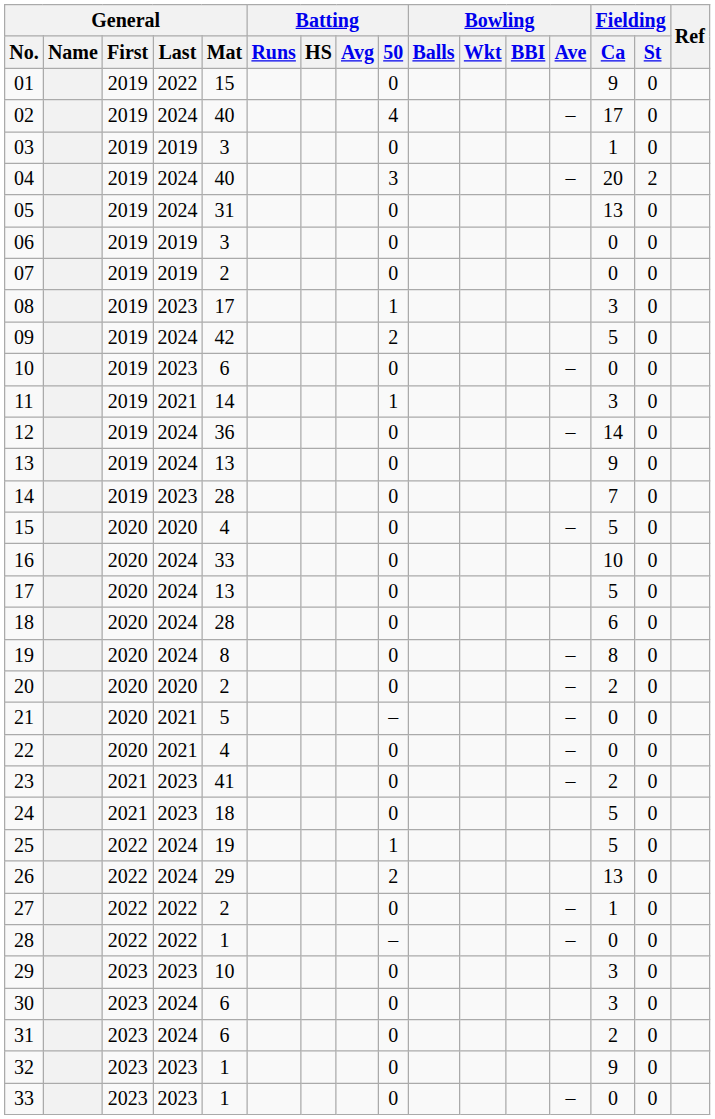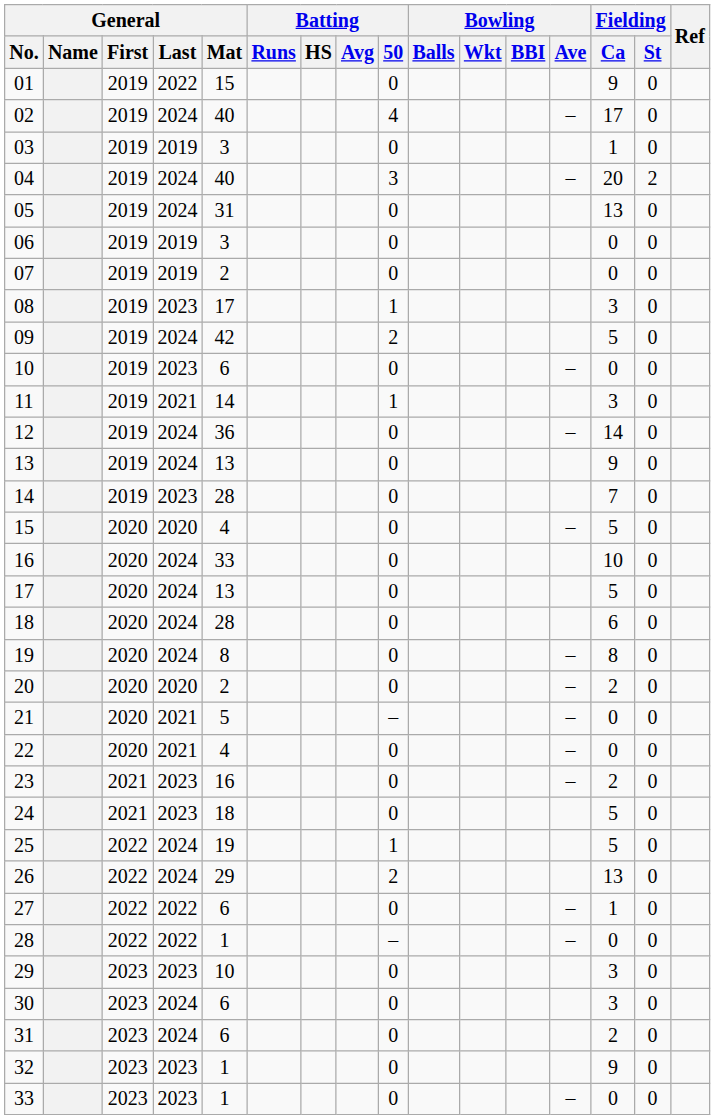(224, 781) 41 -> (224, 781) 16
(224, 908) 2 -> (224, 908) 6
